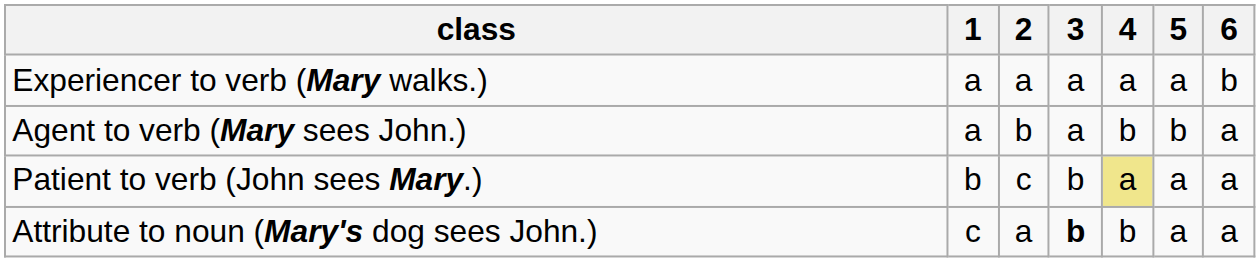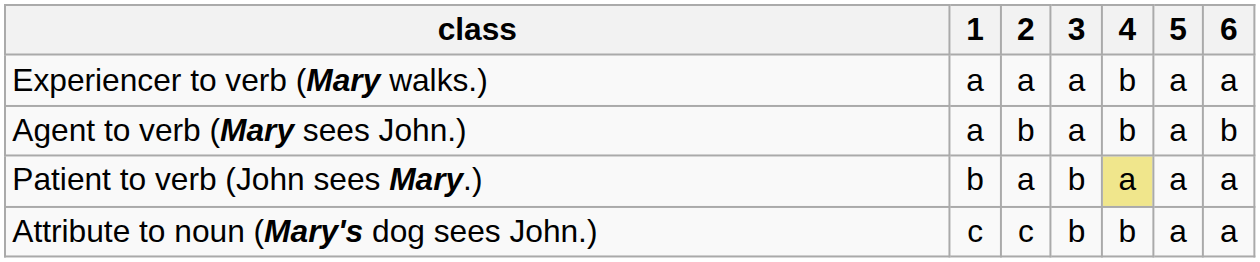(1128, 79) a -> (1127, 79) b
(1229, 79) b -> (1229, 79) a
(1178, 130) b -> (1178, 130) a
(1229, 130) a -> (1229, 130) b
(1024, 180) c -> (1026, 180) a
(1024, 230) a -> (1026, 230) c
(1076, 230) bold -> (1077, 230) normal
